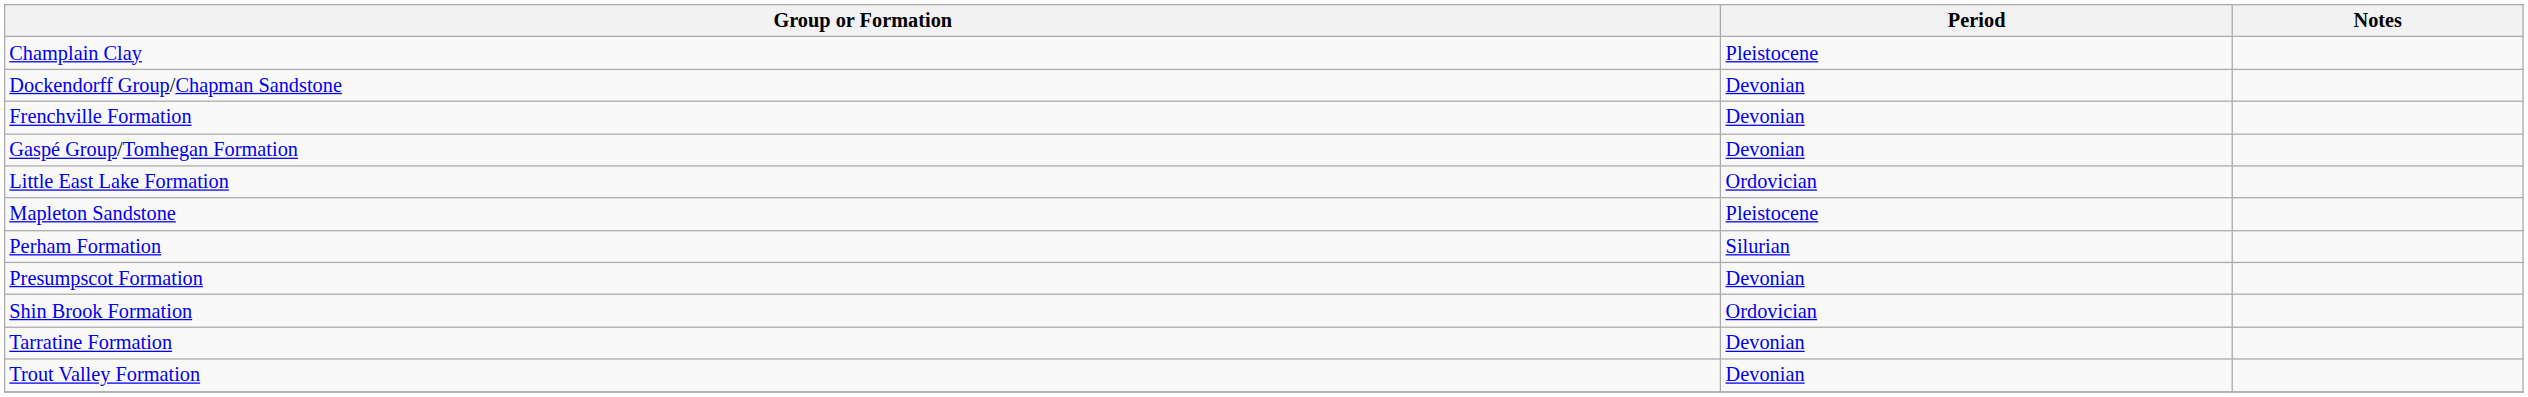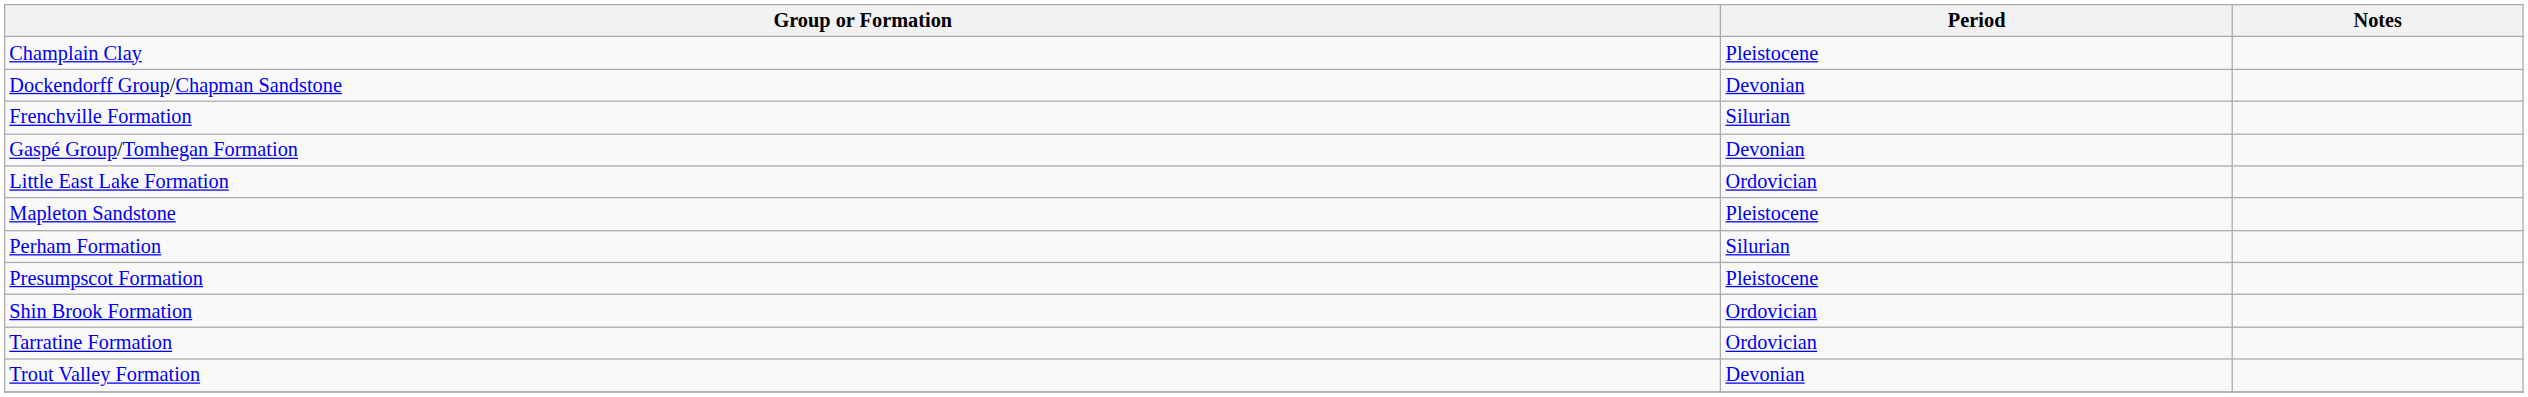(1765, 117) Devonian -> (1758, 117) Silurian
(1765, 278) Devonian -> (1772, 278) Pleistocene
(1765, 342) Devonian -> (1771, 342) Ordovician
